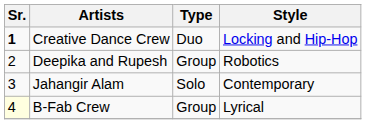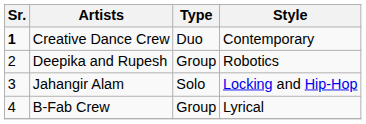(290, 38) Locking and Hip-Hop -> (269, 38) Contemporary
(269, 84) Contemporary -> (290, 84) Locking and Hip-Hop
(12, 107) lightyellow background -> (12, 107) no background
